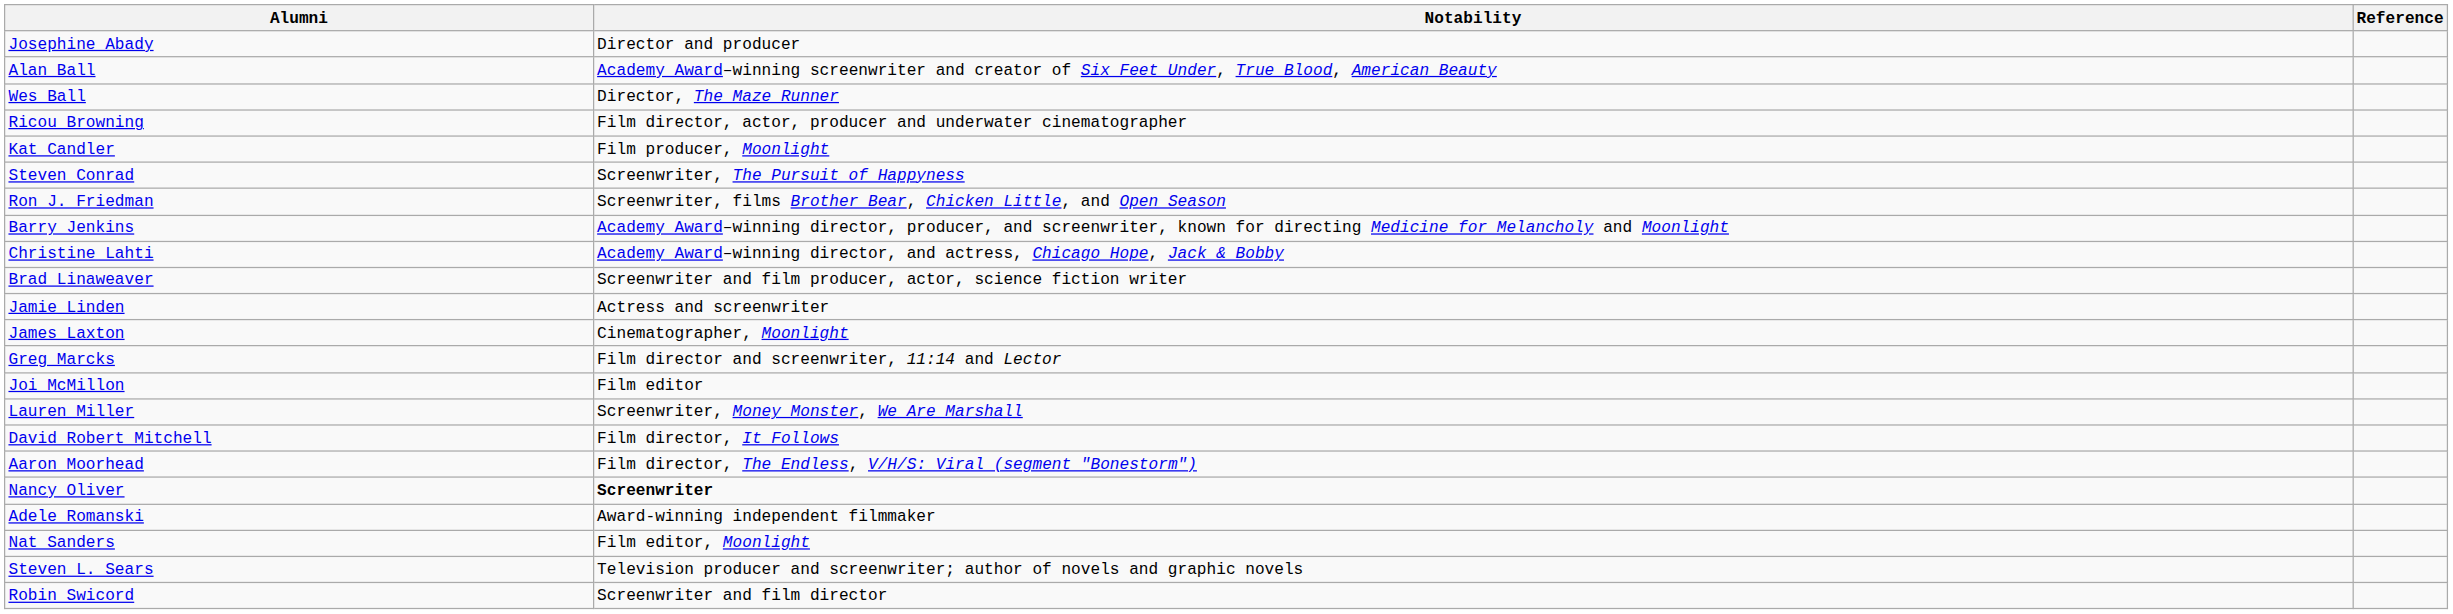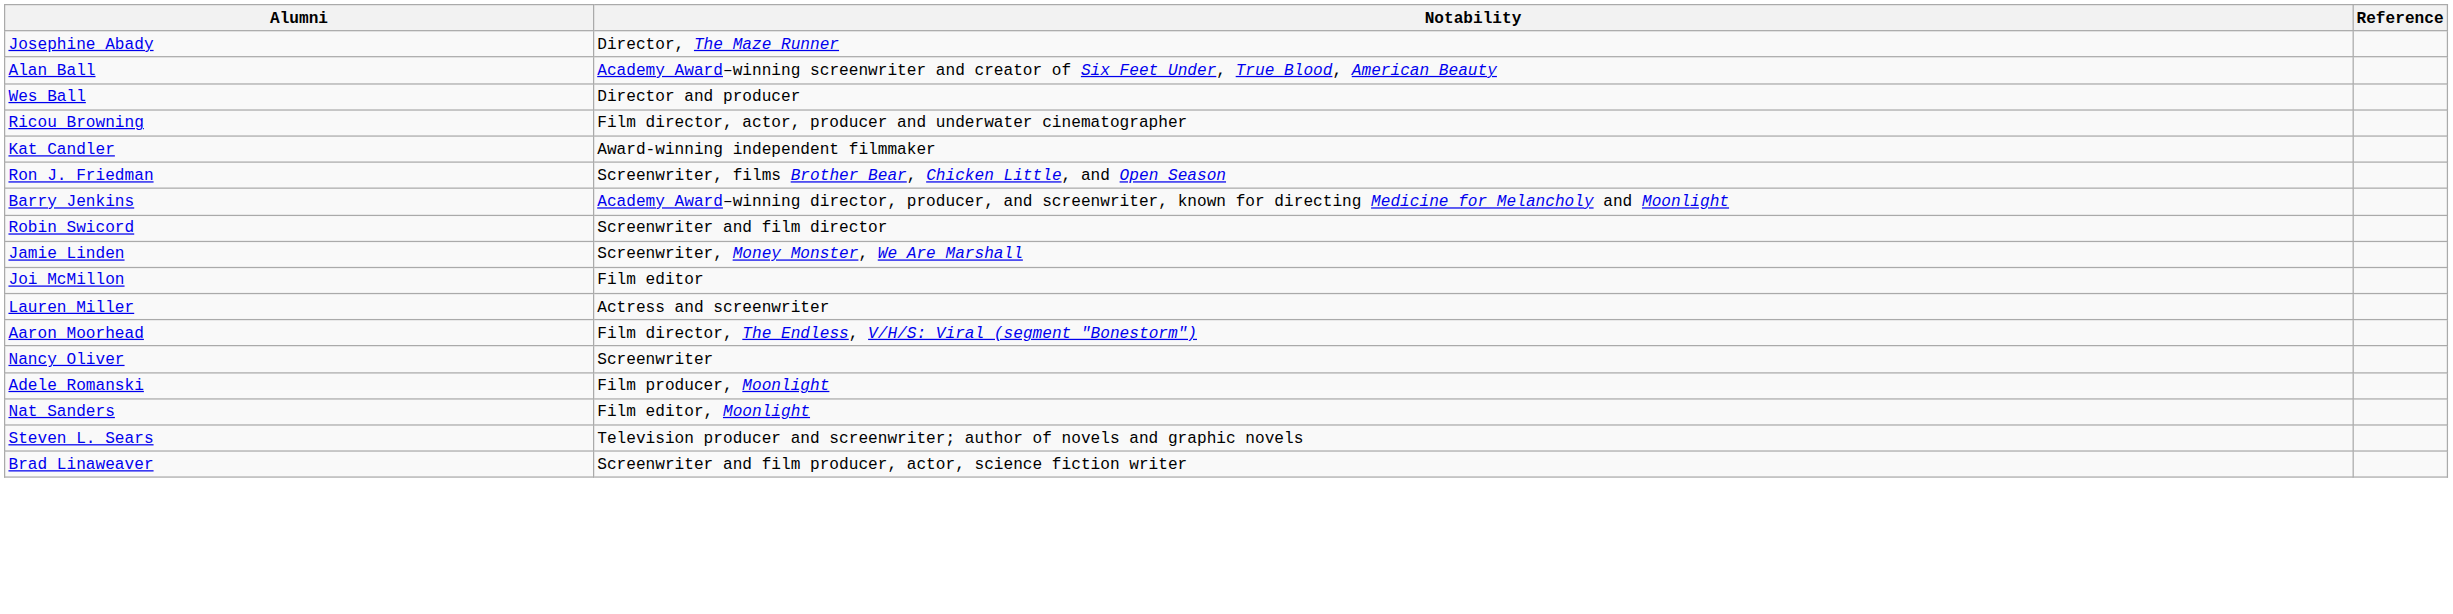(699, 44) Director and producer -> (718, 44) Director, The Maze Runner
(718, 97) Director, The Maze Runner -> (699, 97) Director and producer
(713, 149) Film producer, Moonlight -> (766, 149) Award-winning independent filmmaker
- row: (71, 175)
- row: (81, 254)
rows swapped: (81, 280) <-> (71, 596)
(713, 307) Actress and screenwriter -> (810, 254) Screenwriter, Money Monster, We Are Marshall
- row: (67, 333)
- row: (62, 359)
(810, 412) Screenwriter, Money Monster, We Are Marshall -> (713, 307) Actress and screenwriter
- row: (110, 438)
(655, 491) bold -> (655, 359) normal
(766, 517) Award-winning independent filmmaker -> (713, 386) Film producer, Moonlight
